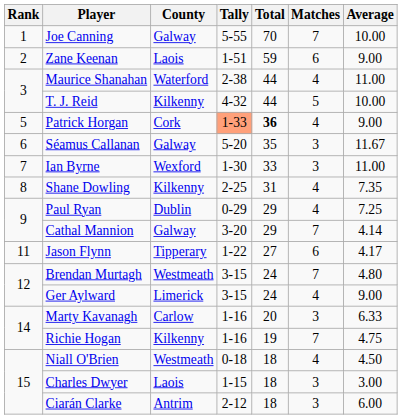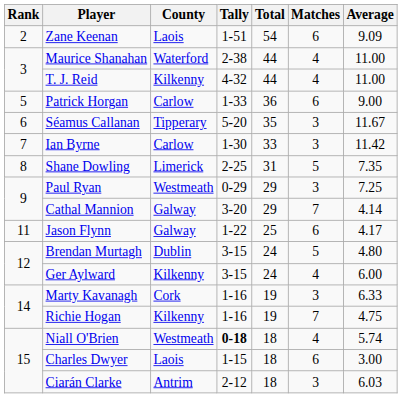- row: (79, 36)
(270, 58) 59 -> (270, 36) 54
(370, 58) 9.00 -> (370, 36) 9.09
(316, 101) 5 -> (316, 79) 4
(370, 101) 10.00 -> (370, 79) 11.00
(167, 123) Cork -> (173, 101) Carlow
(234, 123) lightsalmon background -> (234, 101) no background
(270, 123) bold -> (270, 101) normal
(316, 123) 4 -> (316, 101) 6
(175, 144) Galway -> (180, 123) Tipperary
(177, 166) Wexford -> (173, 144) Carlow
(370, 166) 11.00 -> (370, 144) 11.42
(179, 187) Kilkenny -> (178, 166) Limerick
(316, 187) 4 -> (316, 166) 5
(172, 209) Dublin -> (183, 187) Westmeath
(316, 209) 4 -> (316, 187) 3
(180, 252) Tipperary -> (175, 230) Galway
(270, 252) 27 -> (270, 230) 25
(183, 274) Westmeath -> (172, 252) Dublin
(316, 274) 7 -> (316, 252) 5
(178, 295) Limerick -> (179, 274) Kilkenny
(370, 295) 9.00 -> (370, 274) 6.00
(173, 317) Carlow -> (167, 295) Cork
(270, 317) 20 -> (270, 295) 19
(234, 360) normal -> (234, 338) bold
(370, 360) 4.50 -> (370, 338) 5.74
(316, 381) 3 -> (316, 360) 6
(370, 403) 6.00 -> (370, 381) 6.03
